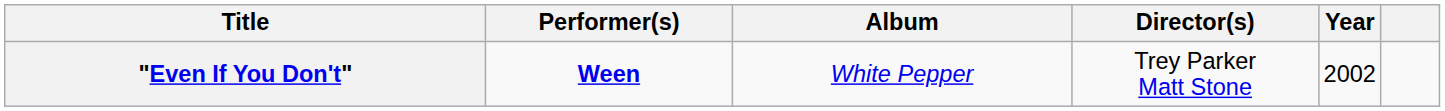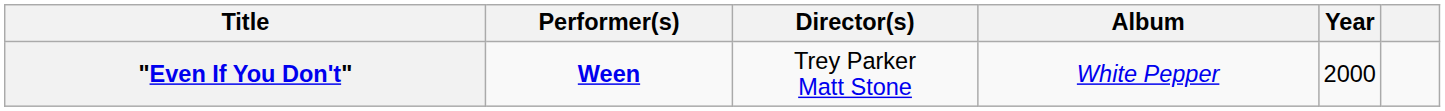columns swapped: (1195, 23) <-> (902, 23)
(1350, 73) 2002 -> (1350, 73) 2000
